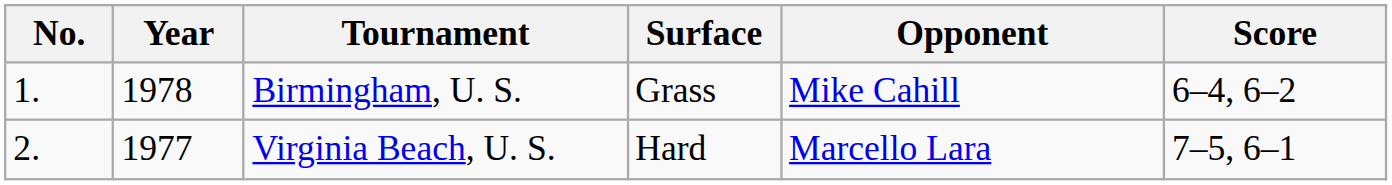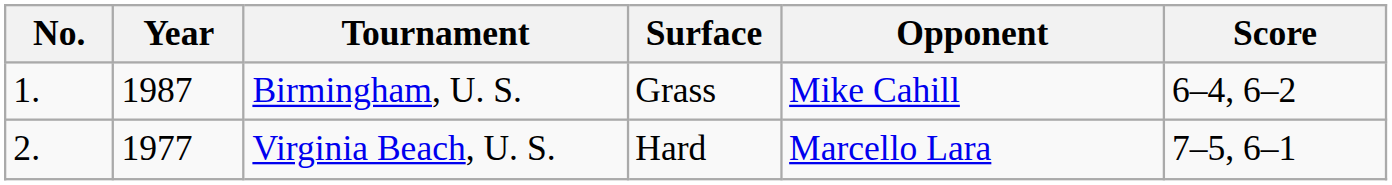(157, 90) 1978 -> (157, 90) 1987
